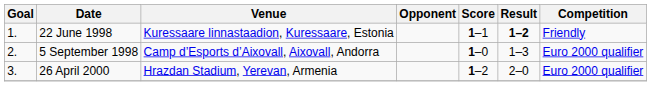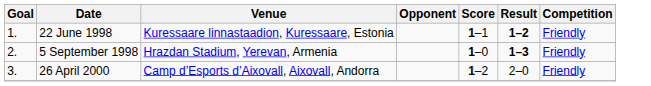(261, 52) Camp d’Esports d’Aixovall, Aixovall, Andorra -> (240, 52) Hrazdan Stadium, Yerevan, Armenia
(519, 52) normal -> (519, 52) bold
(593, 52) Euro 2000 qualifier -> (564, 52) Friendly
(240, 71) Hrazdan Stadium, Yerevan, Armenia -> (261, 71) Camp d’Esports d’Aixovall, Aixovall, Andorra
(593, 71) Euro 2000 qualifier -> (564, 71) Friendly
